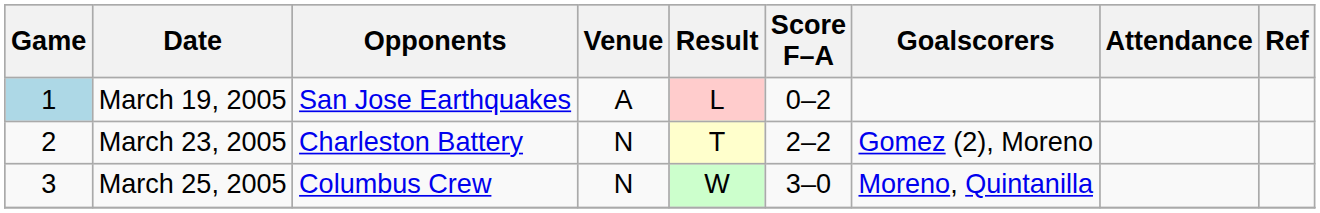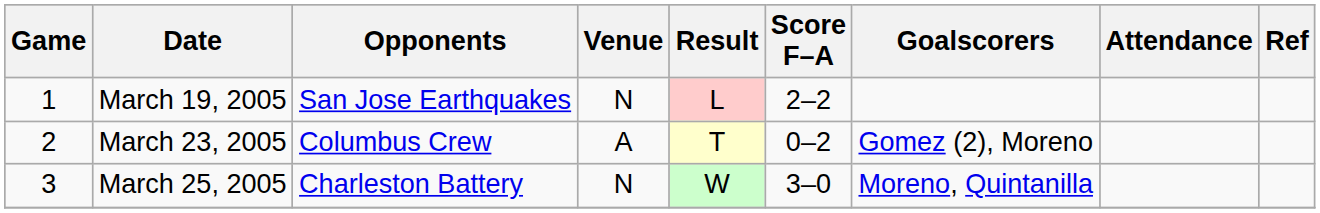(49, 99) lightblue background -> (49, 99) no background
(623, 99) A -> (623, 99) N
(808, 99) 0–2 -> (808, 99) 2–2
(411, 142) Charleston Battery -> (395, 142) Columbus Crew
(623, 142) N -> (623, 142) A
(808, 142) 2–2 -> (808, 142) 0–2
(395, 185) Columbus Crew -> (411, 185) Charleston Battery
